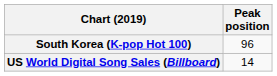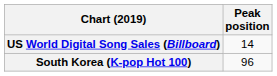rows swapped: (114, 44) <-> (114, 62)
